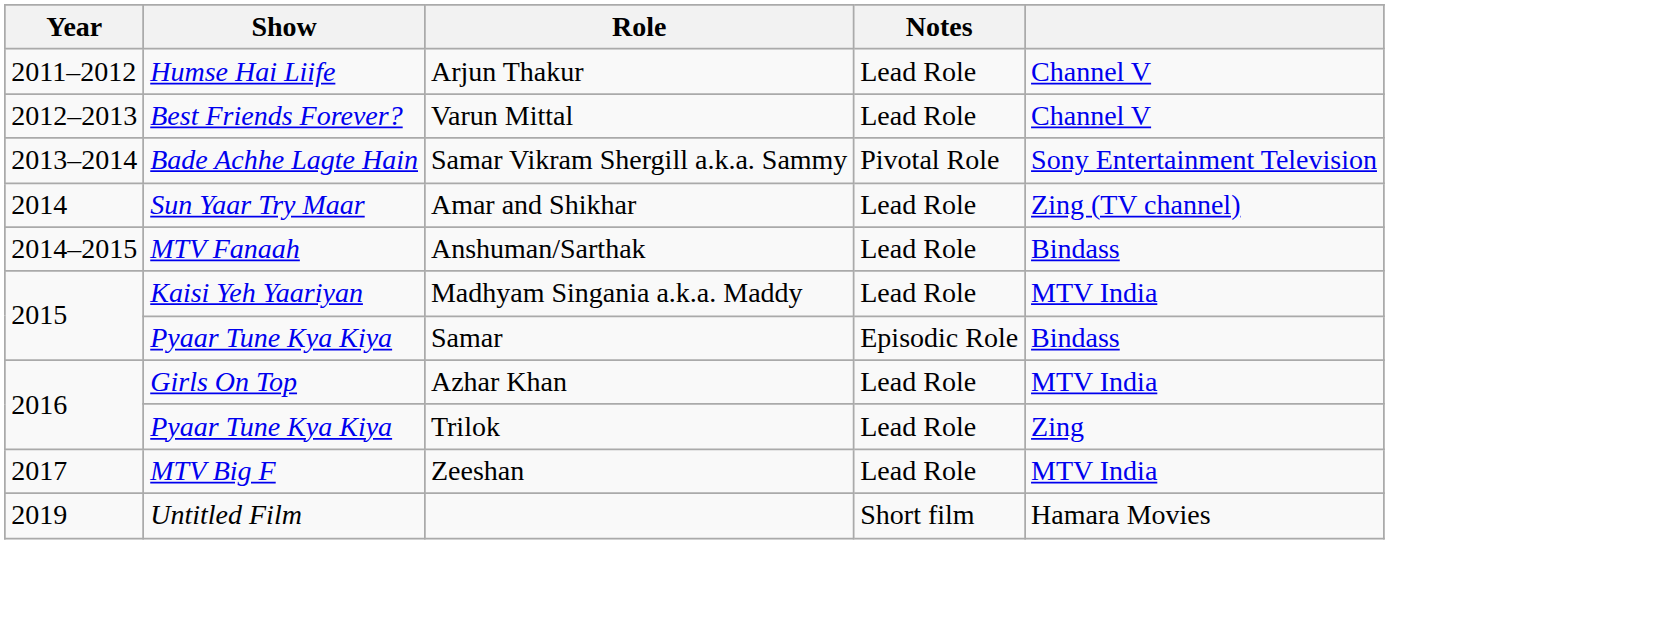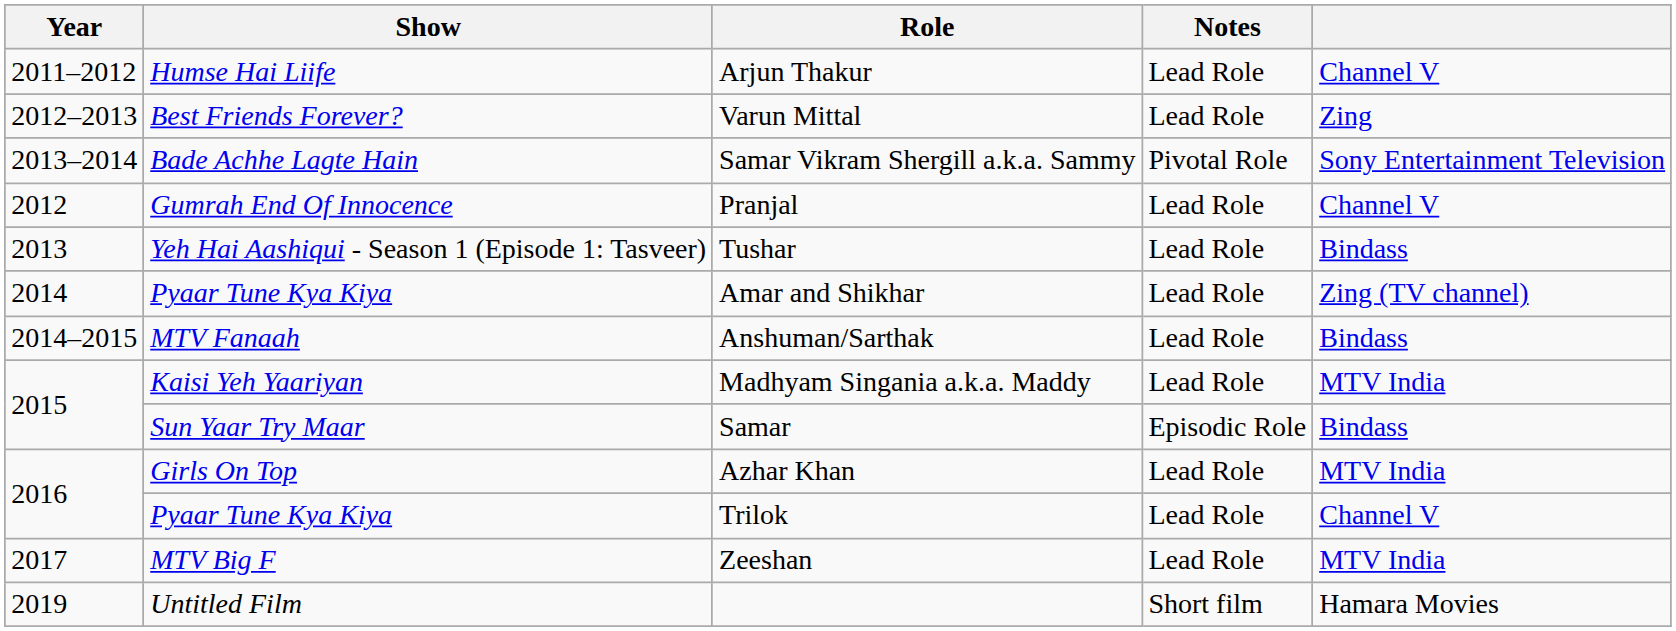(1091, 115) Channel V -> (1346, 115) Zing
+ row: (759, 204)
+ row: (757, 248)
(257, 204) Sun Yaar Try Maar -> (271, 293) Pyaar Tune Kya Kiya
(271, 337) Pyaar Tune Kya Kiya -> (257, 426) Sun Yaar Try Maar
(1058, 426) Zing -> (1379, 515) Channel V
